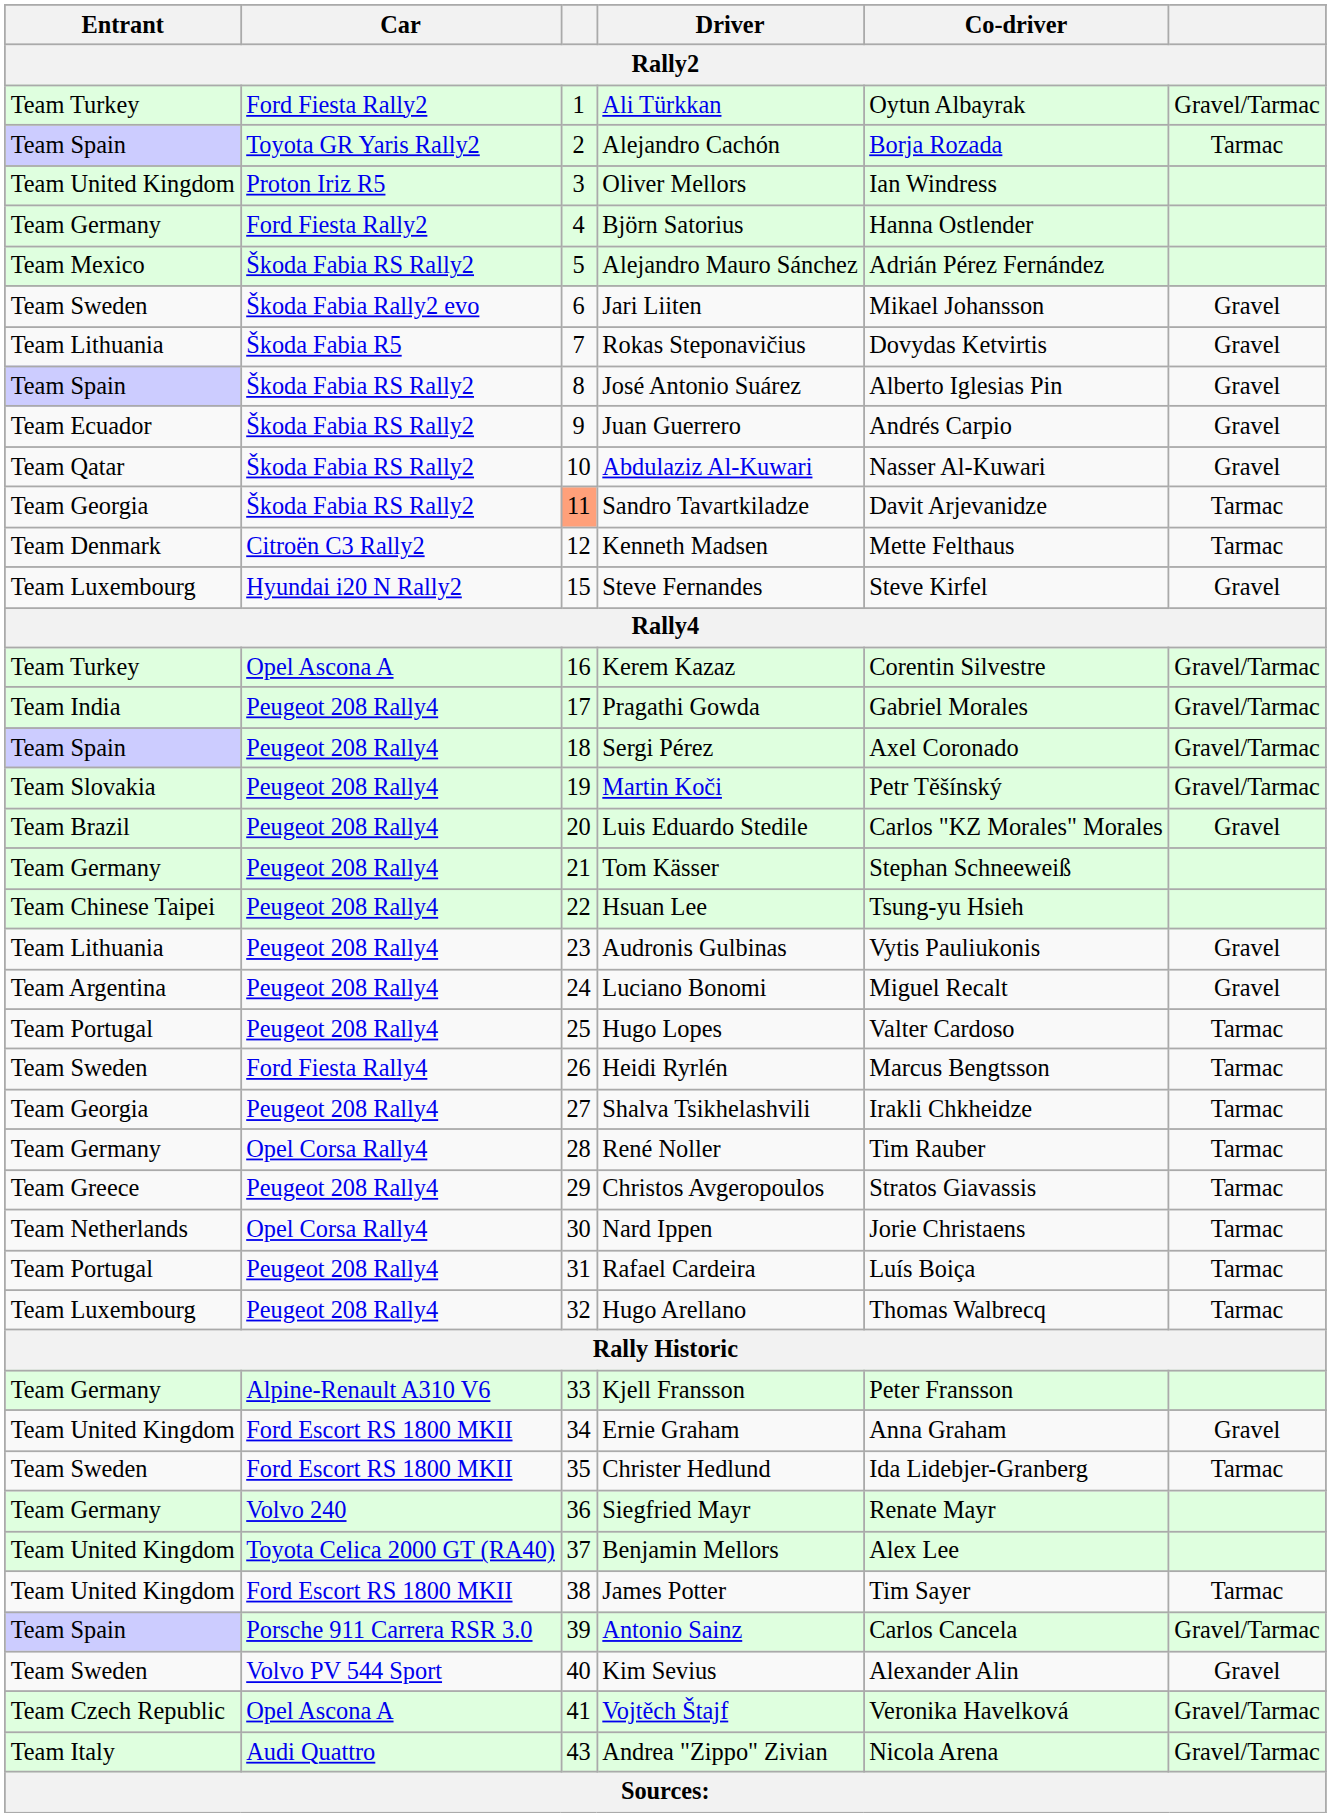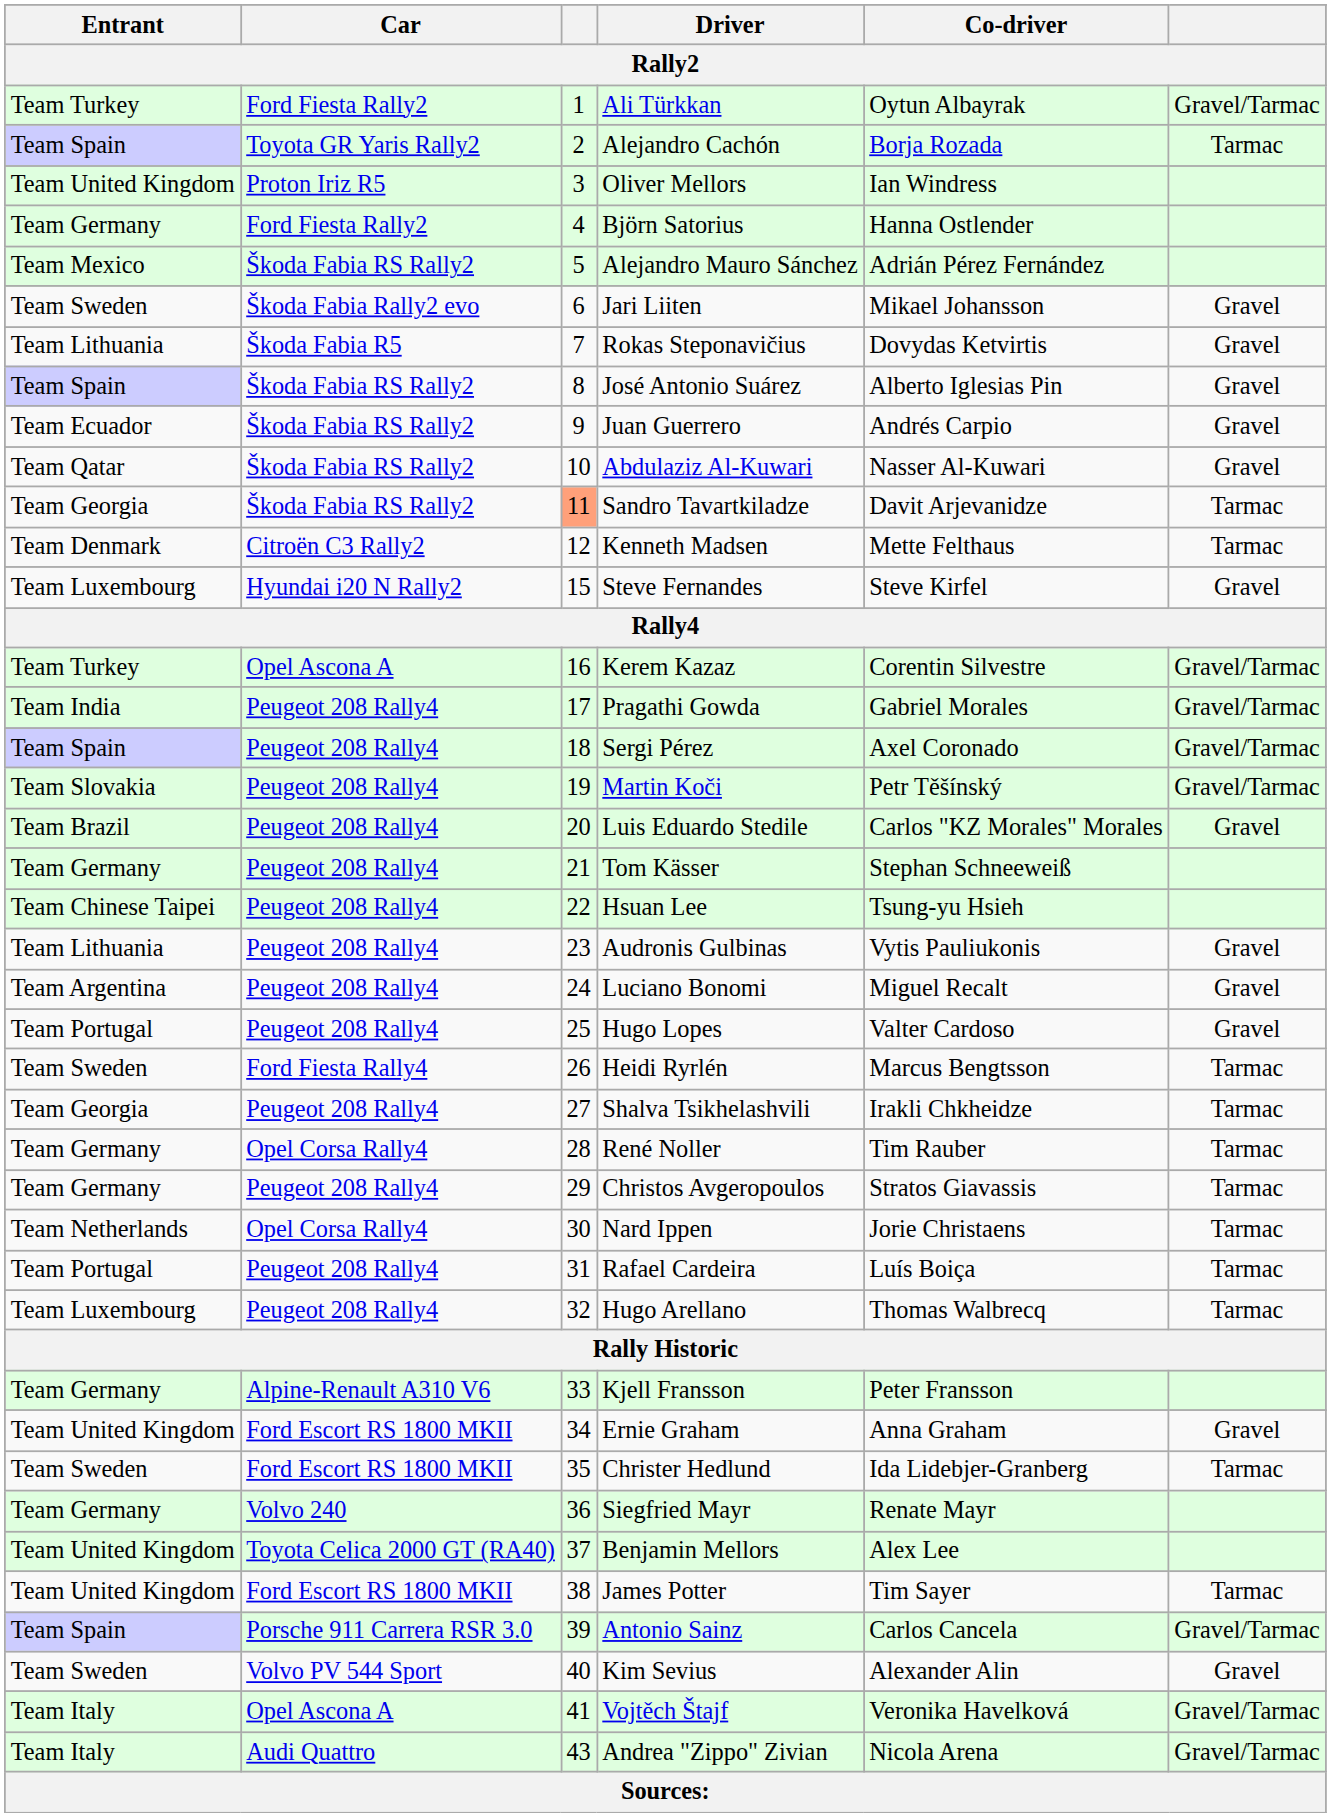(1247, 1028) Tarmac -> (1247, 1028) Gravel
(75, 1188) Team Greece -> (86, 1188) Team Germany
(118, 1711) Team Czech Republic -> (63, 1711) Team Italy
